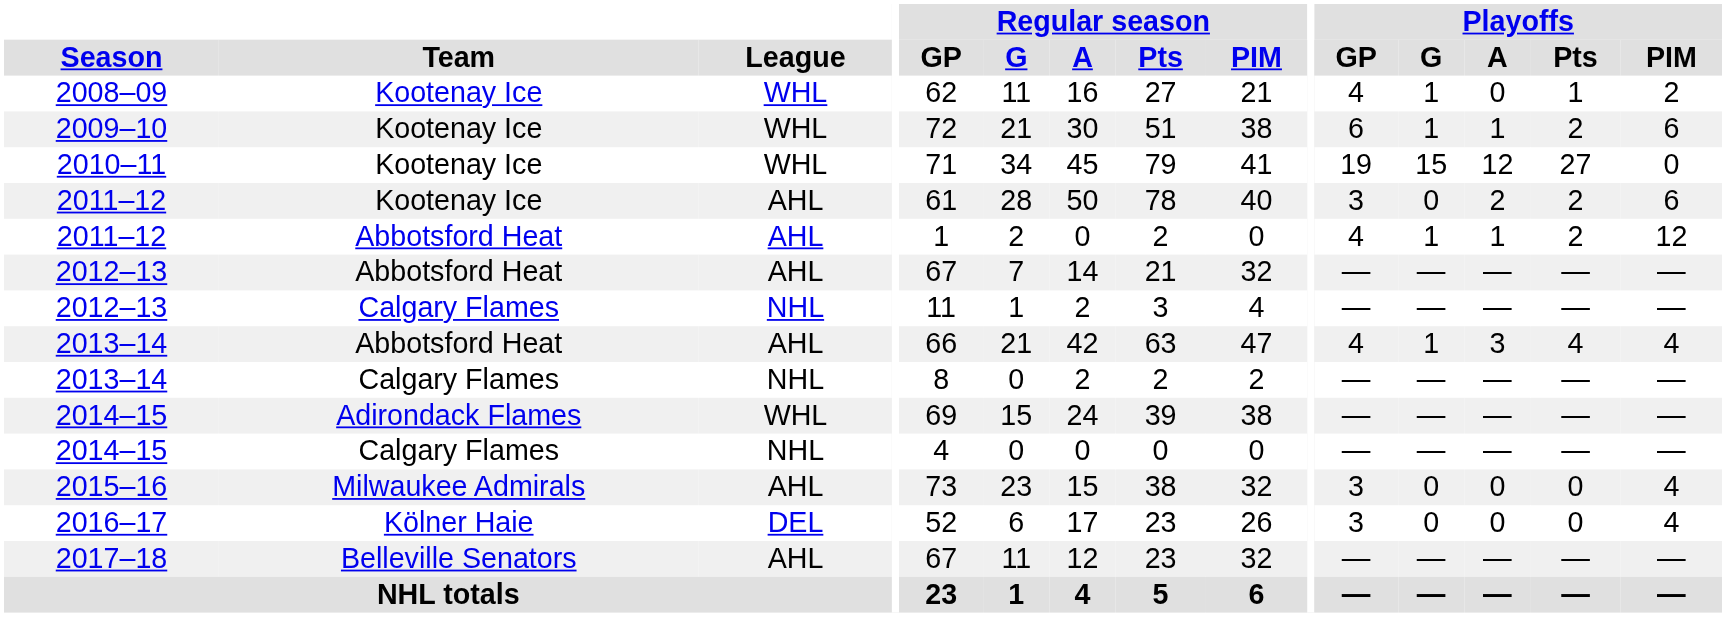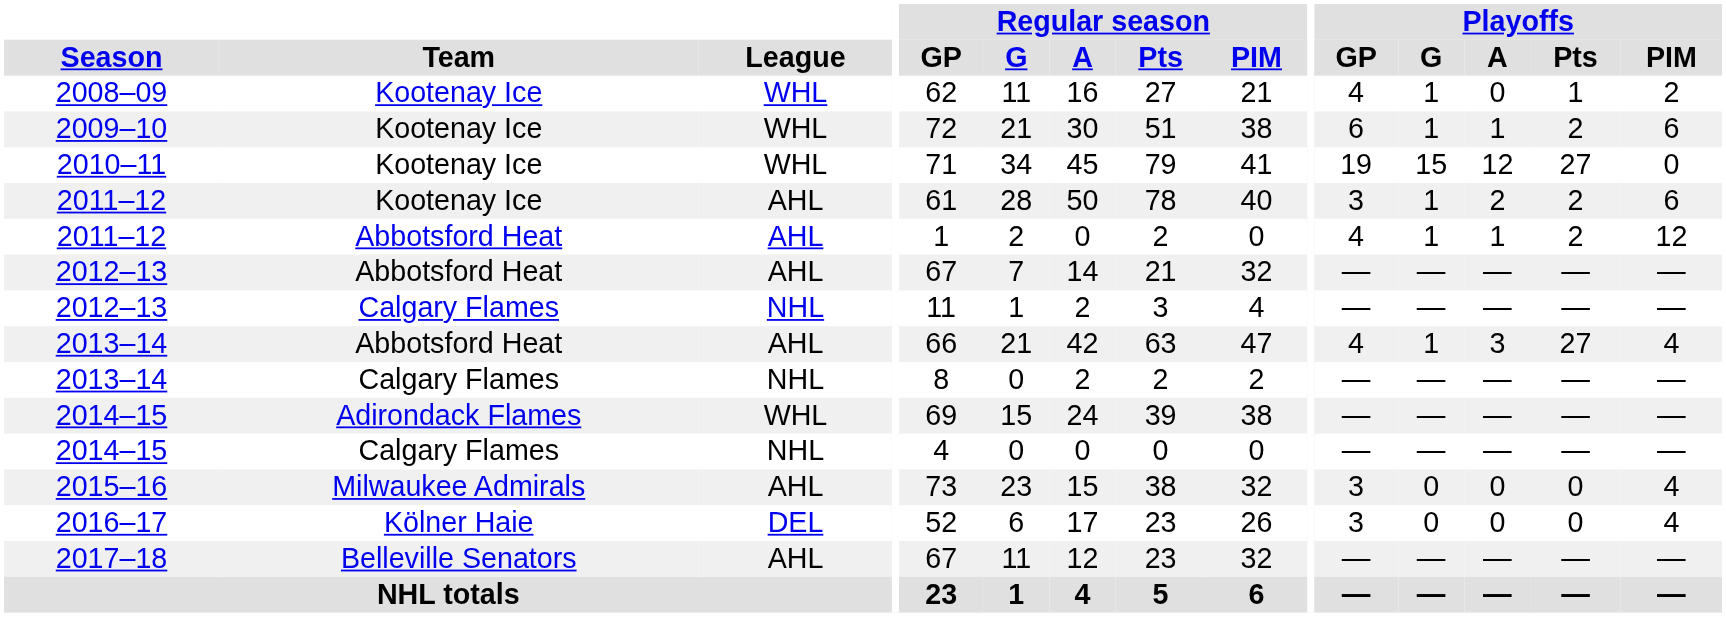(1431, 200) 0 -> (1431, 200) 1
(1575, 343) 4 -> (1575, 343) 27
